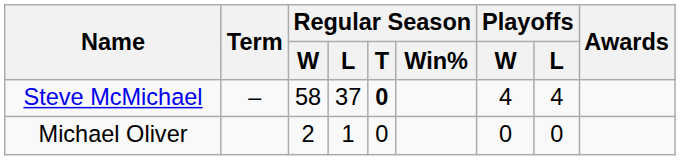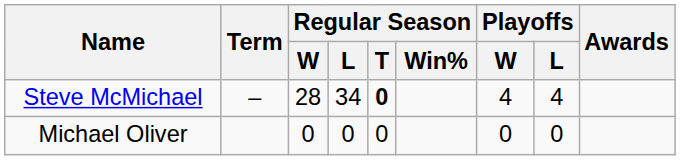(308, 97) 58 -> (308, 97) 28
(348, 97) 37 -> (348, 97) 34
(308, 135) 2 -> (308, 135) 0
(348, 135) 1 -> (348, 135) 0
